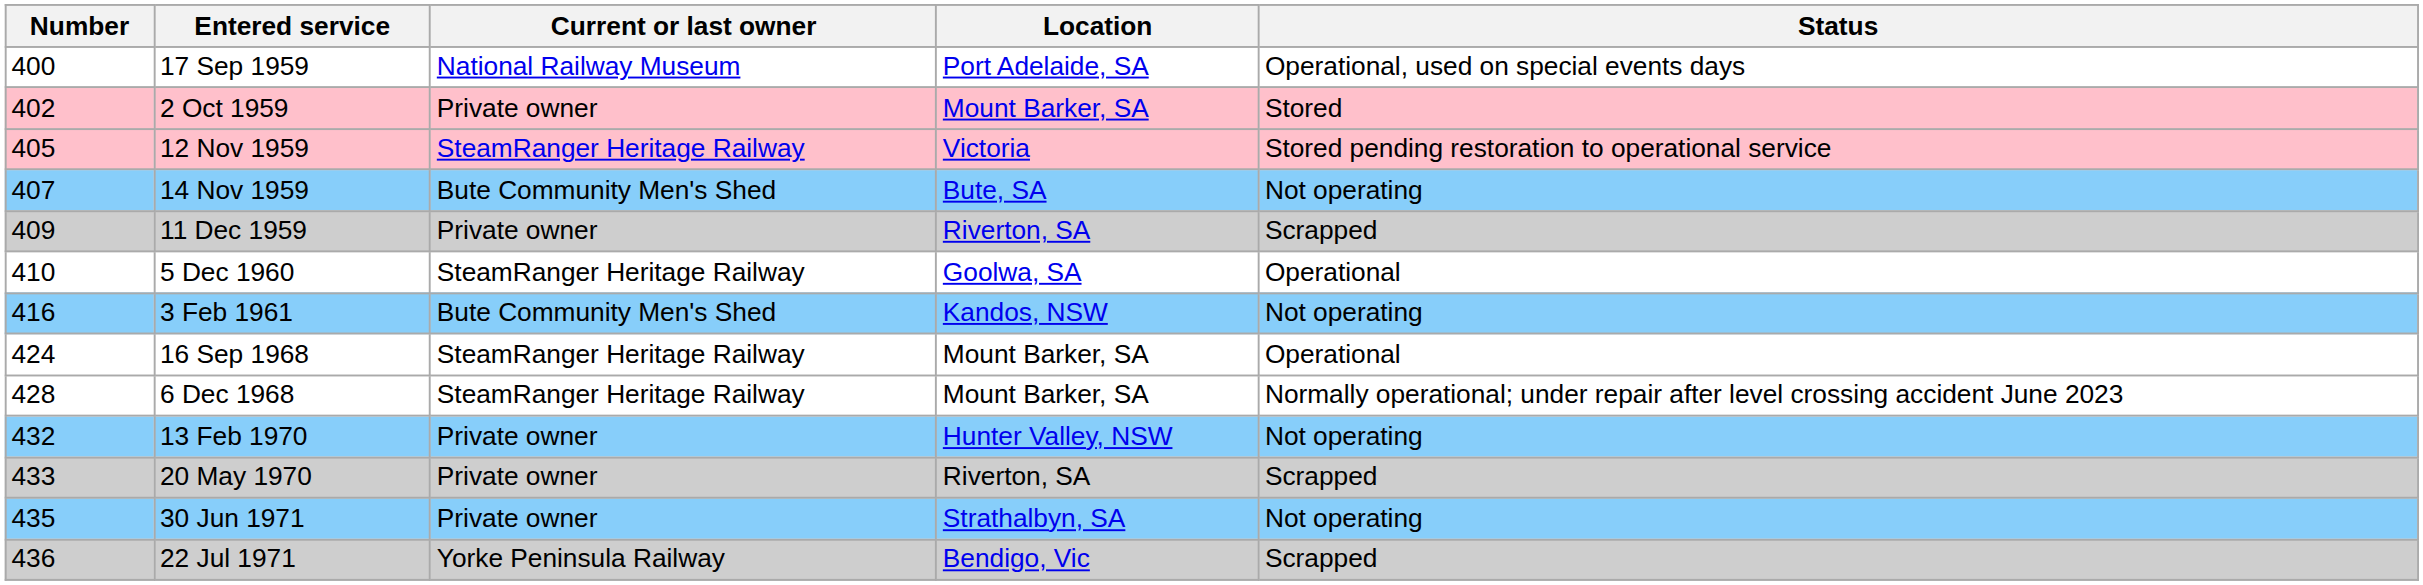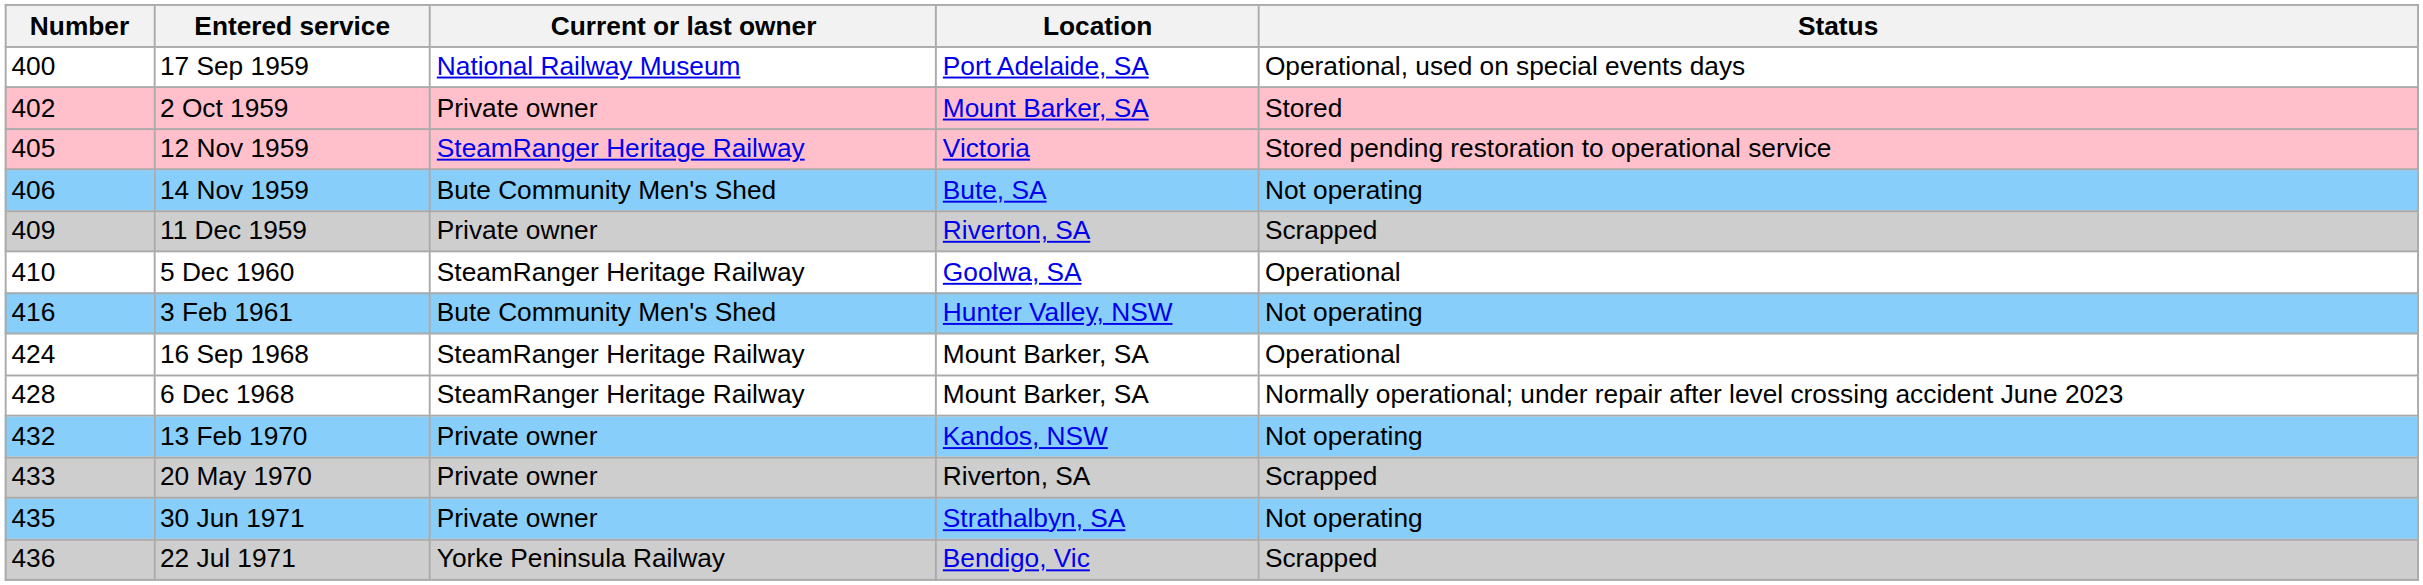(33, 189) 407 -> (33, 189) 406
(1025, 313) Kandos, NSW -> (1058, 313) Hunter Valley, NSW
(1058, 436) Hunter Valley, NSW -> (1025, 436) Kandos, NSW
